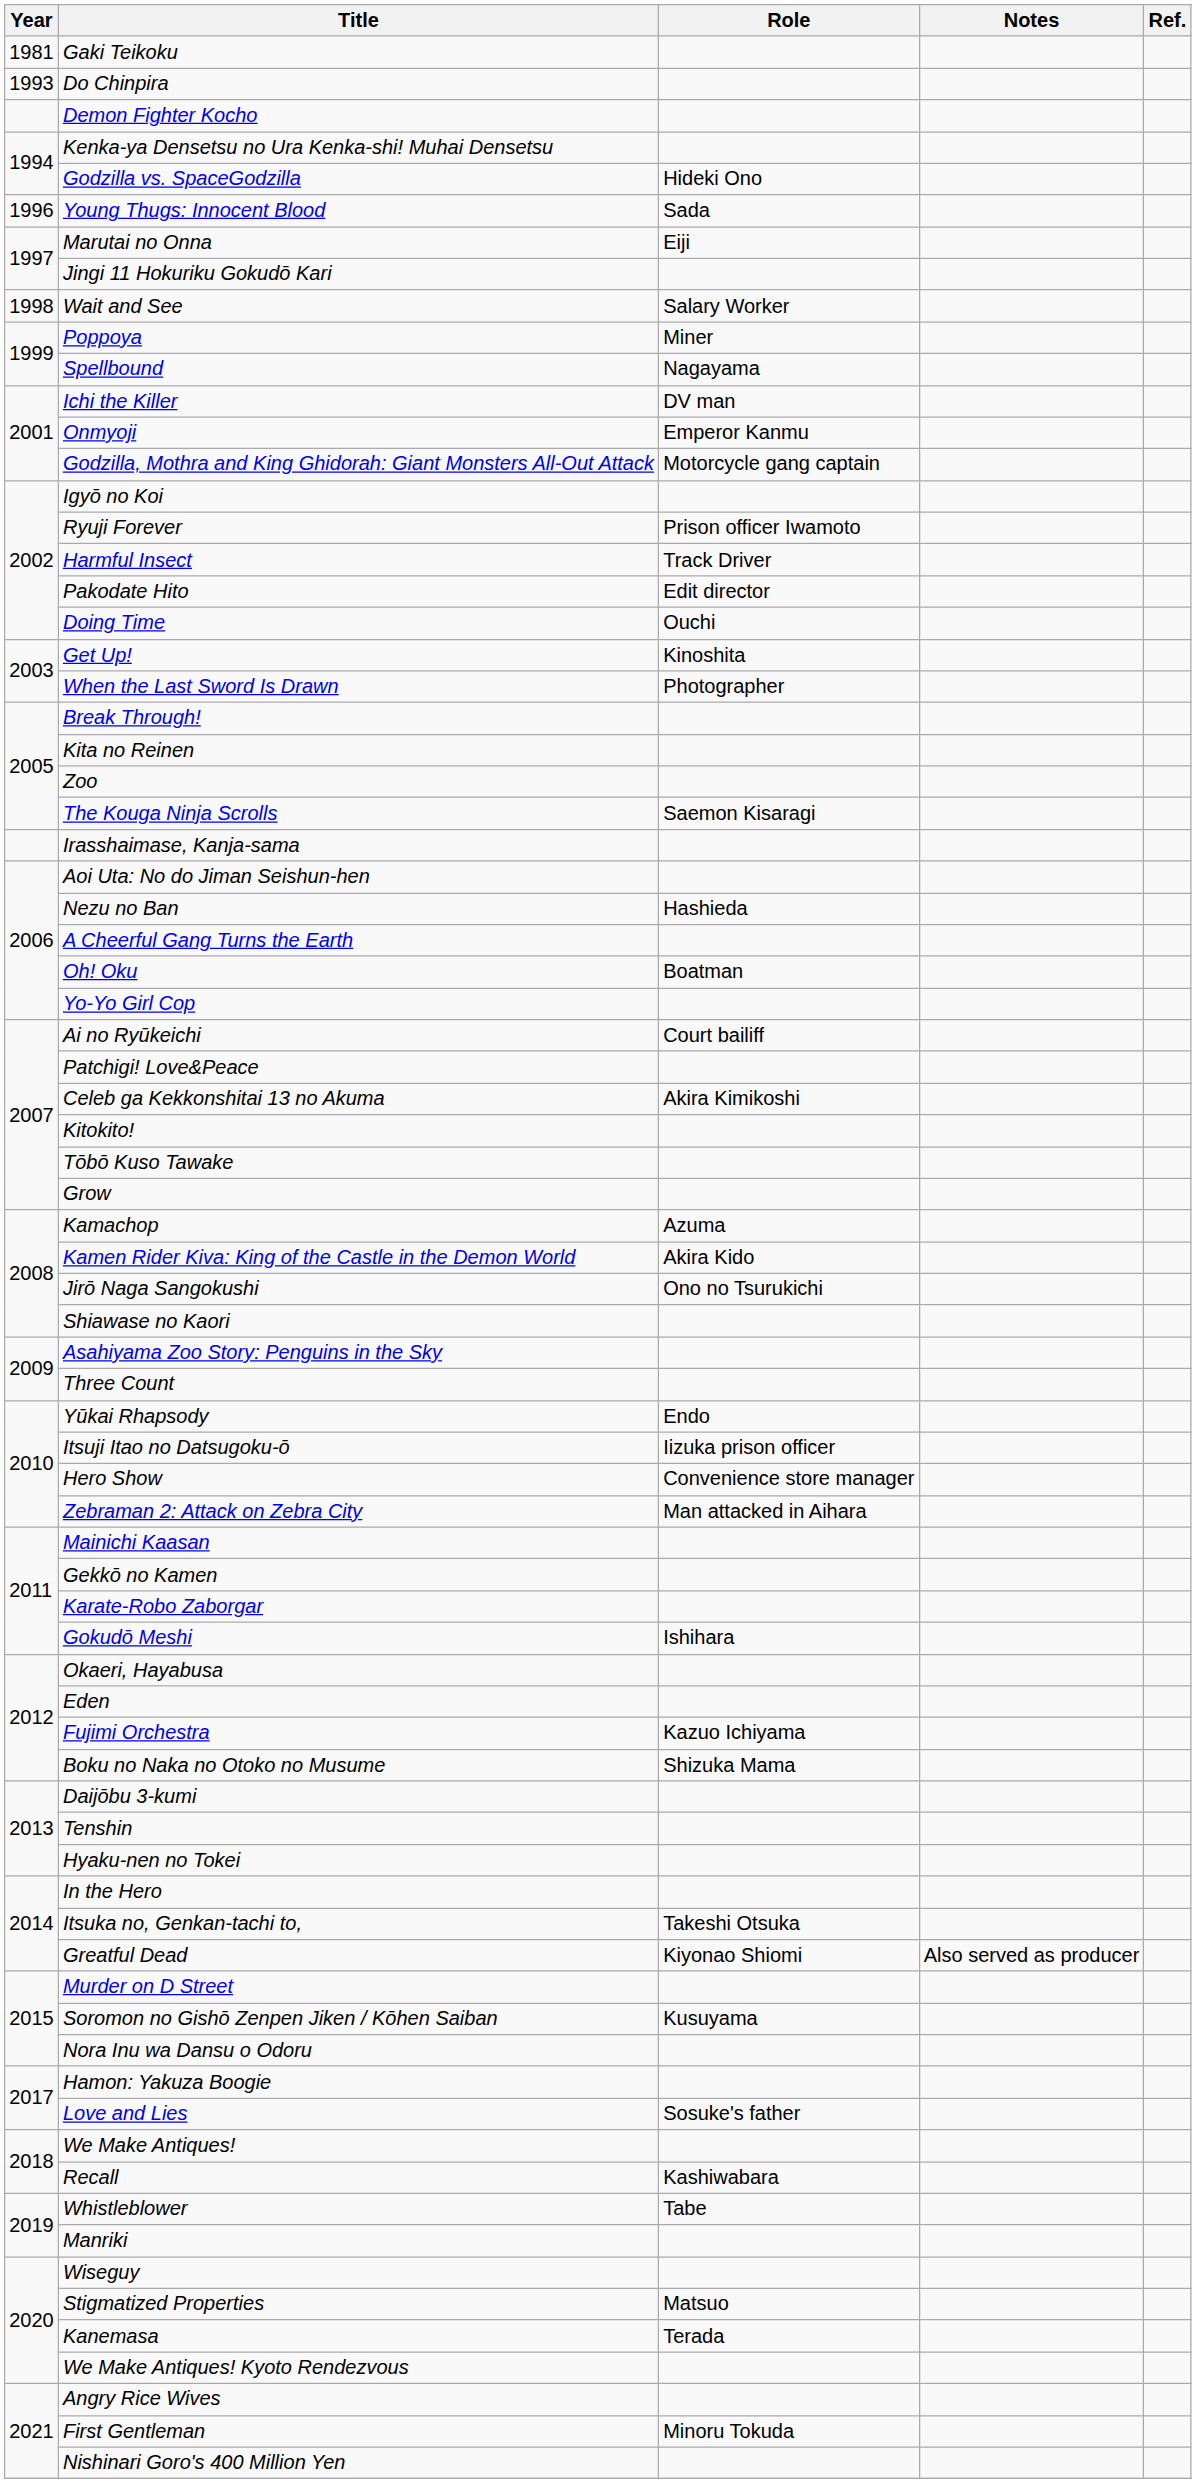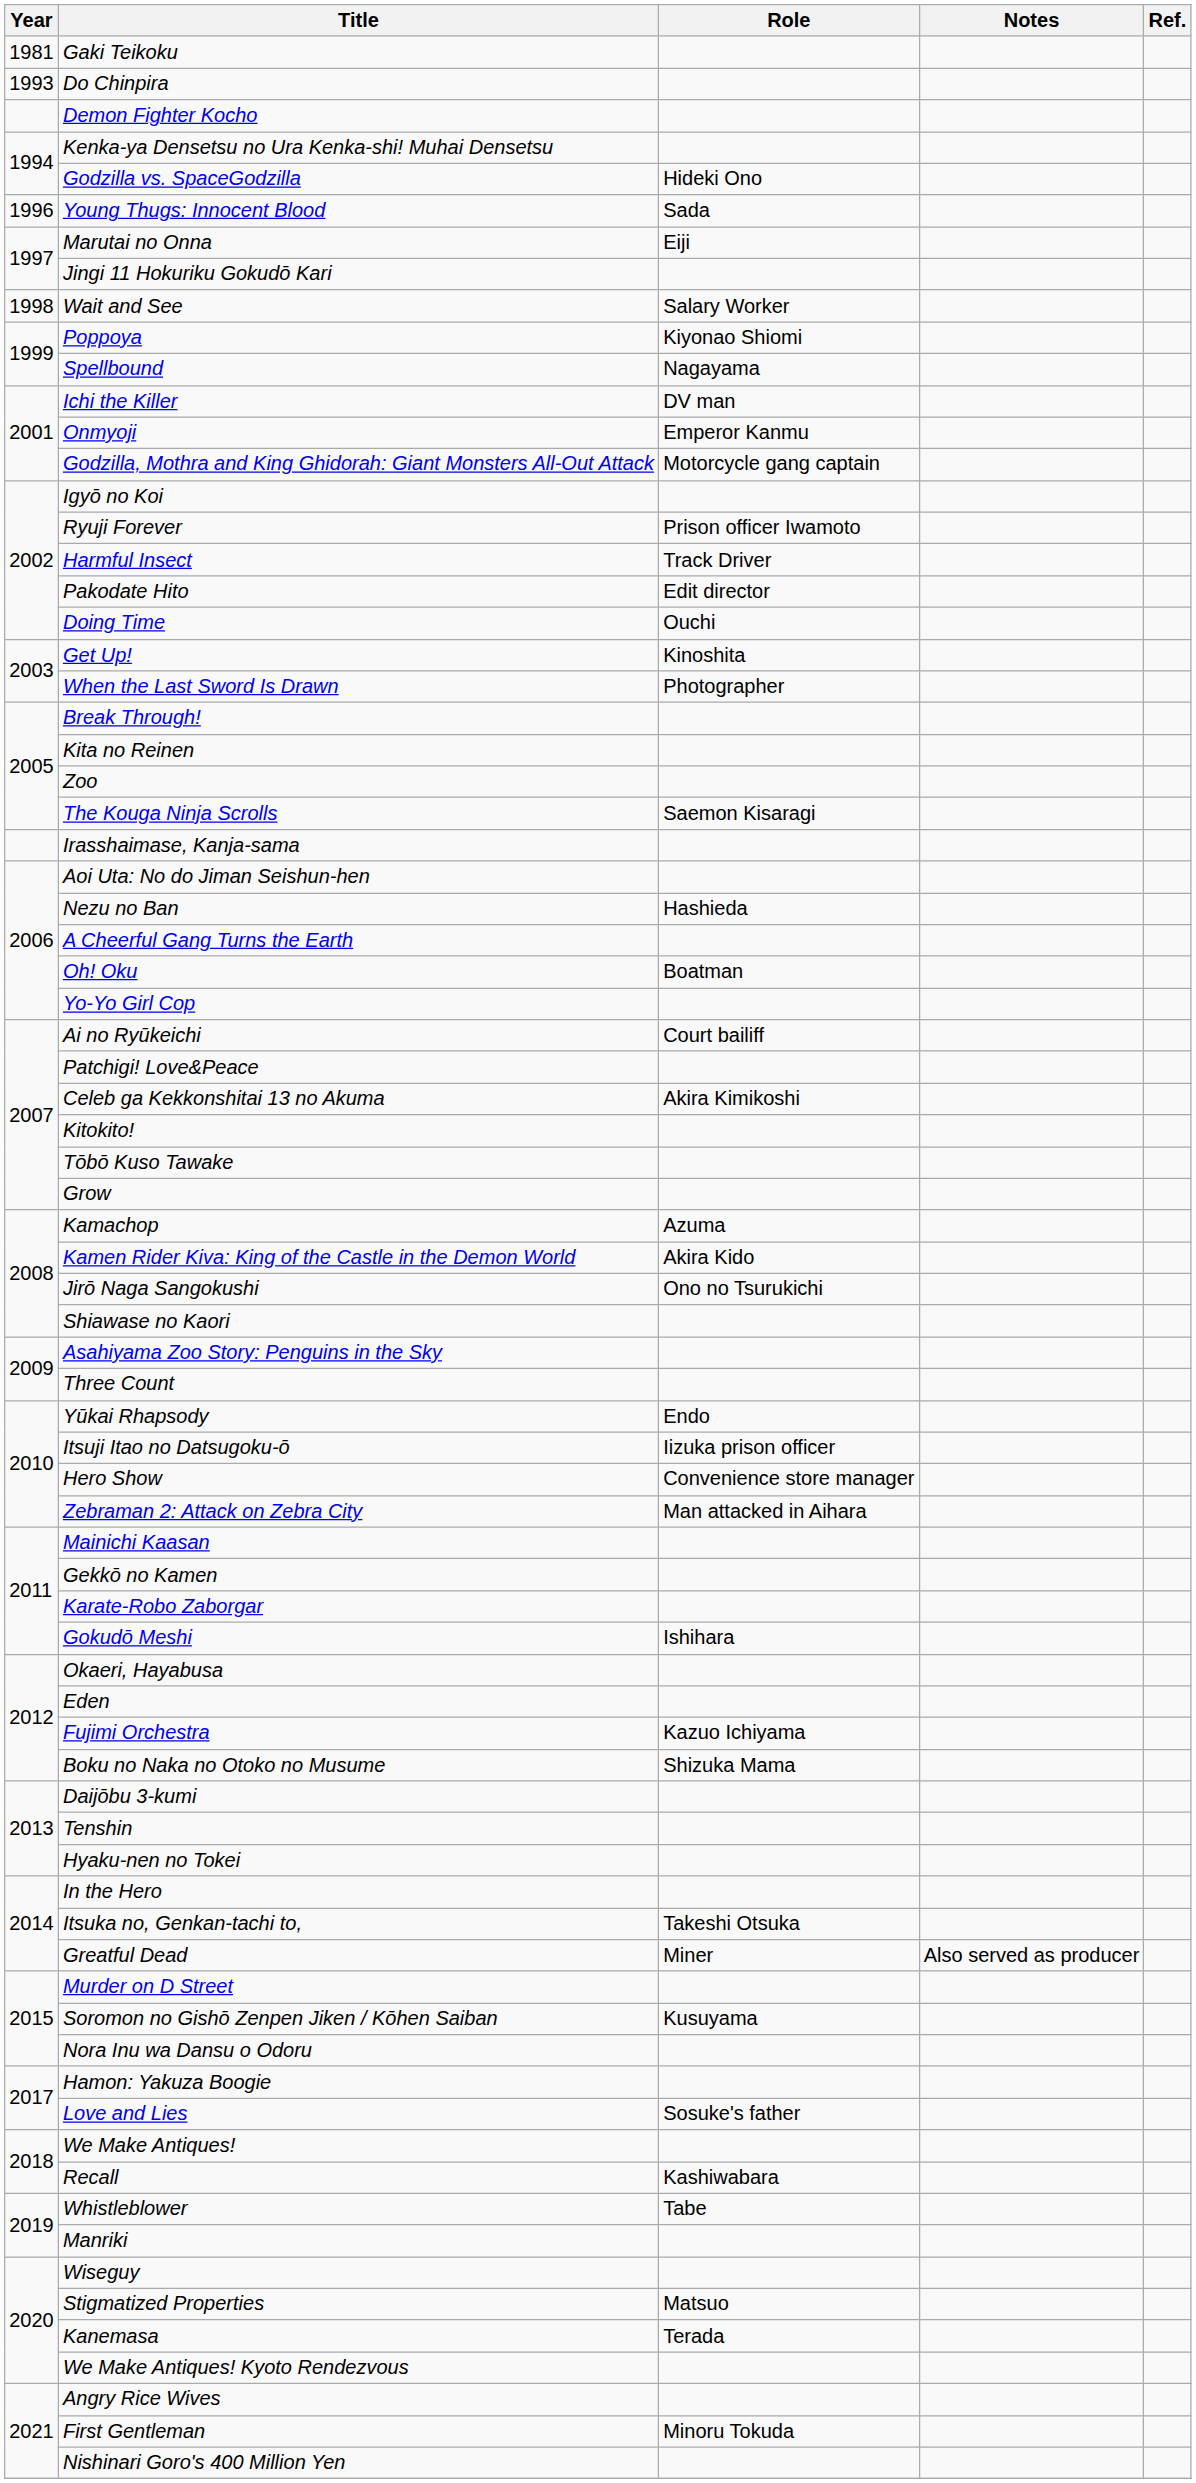(688, 337) Miner -> (733, 337) Kiyonao Shiomi
(733, 1955) Kiyonao Shiomi -> (688, 1955) Miner
